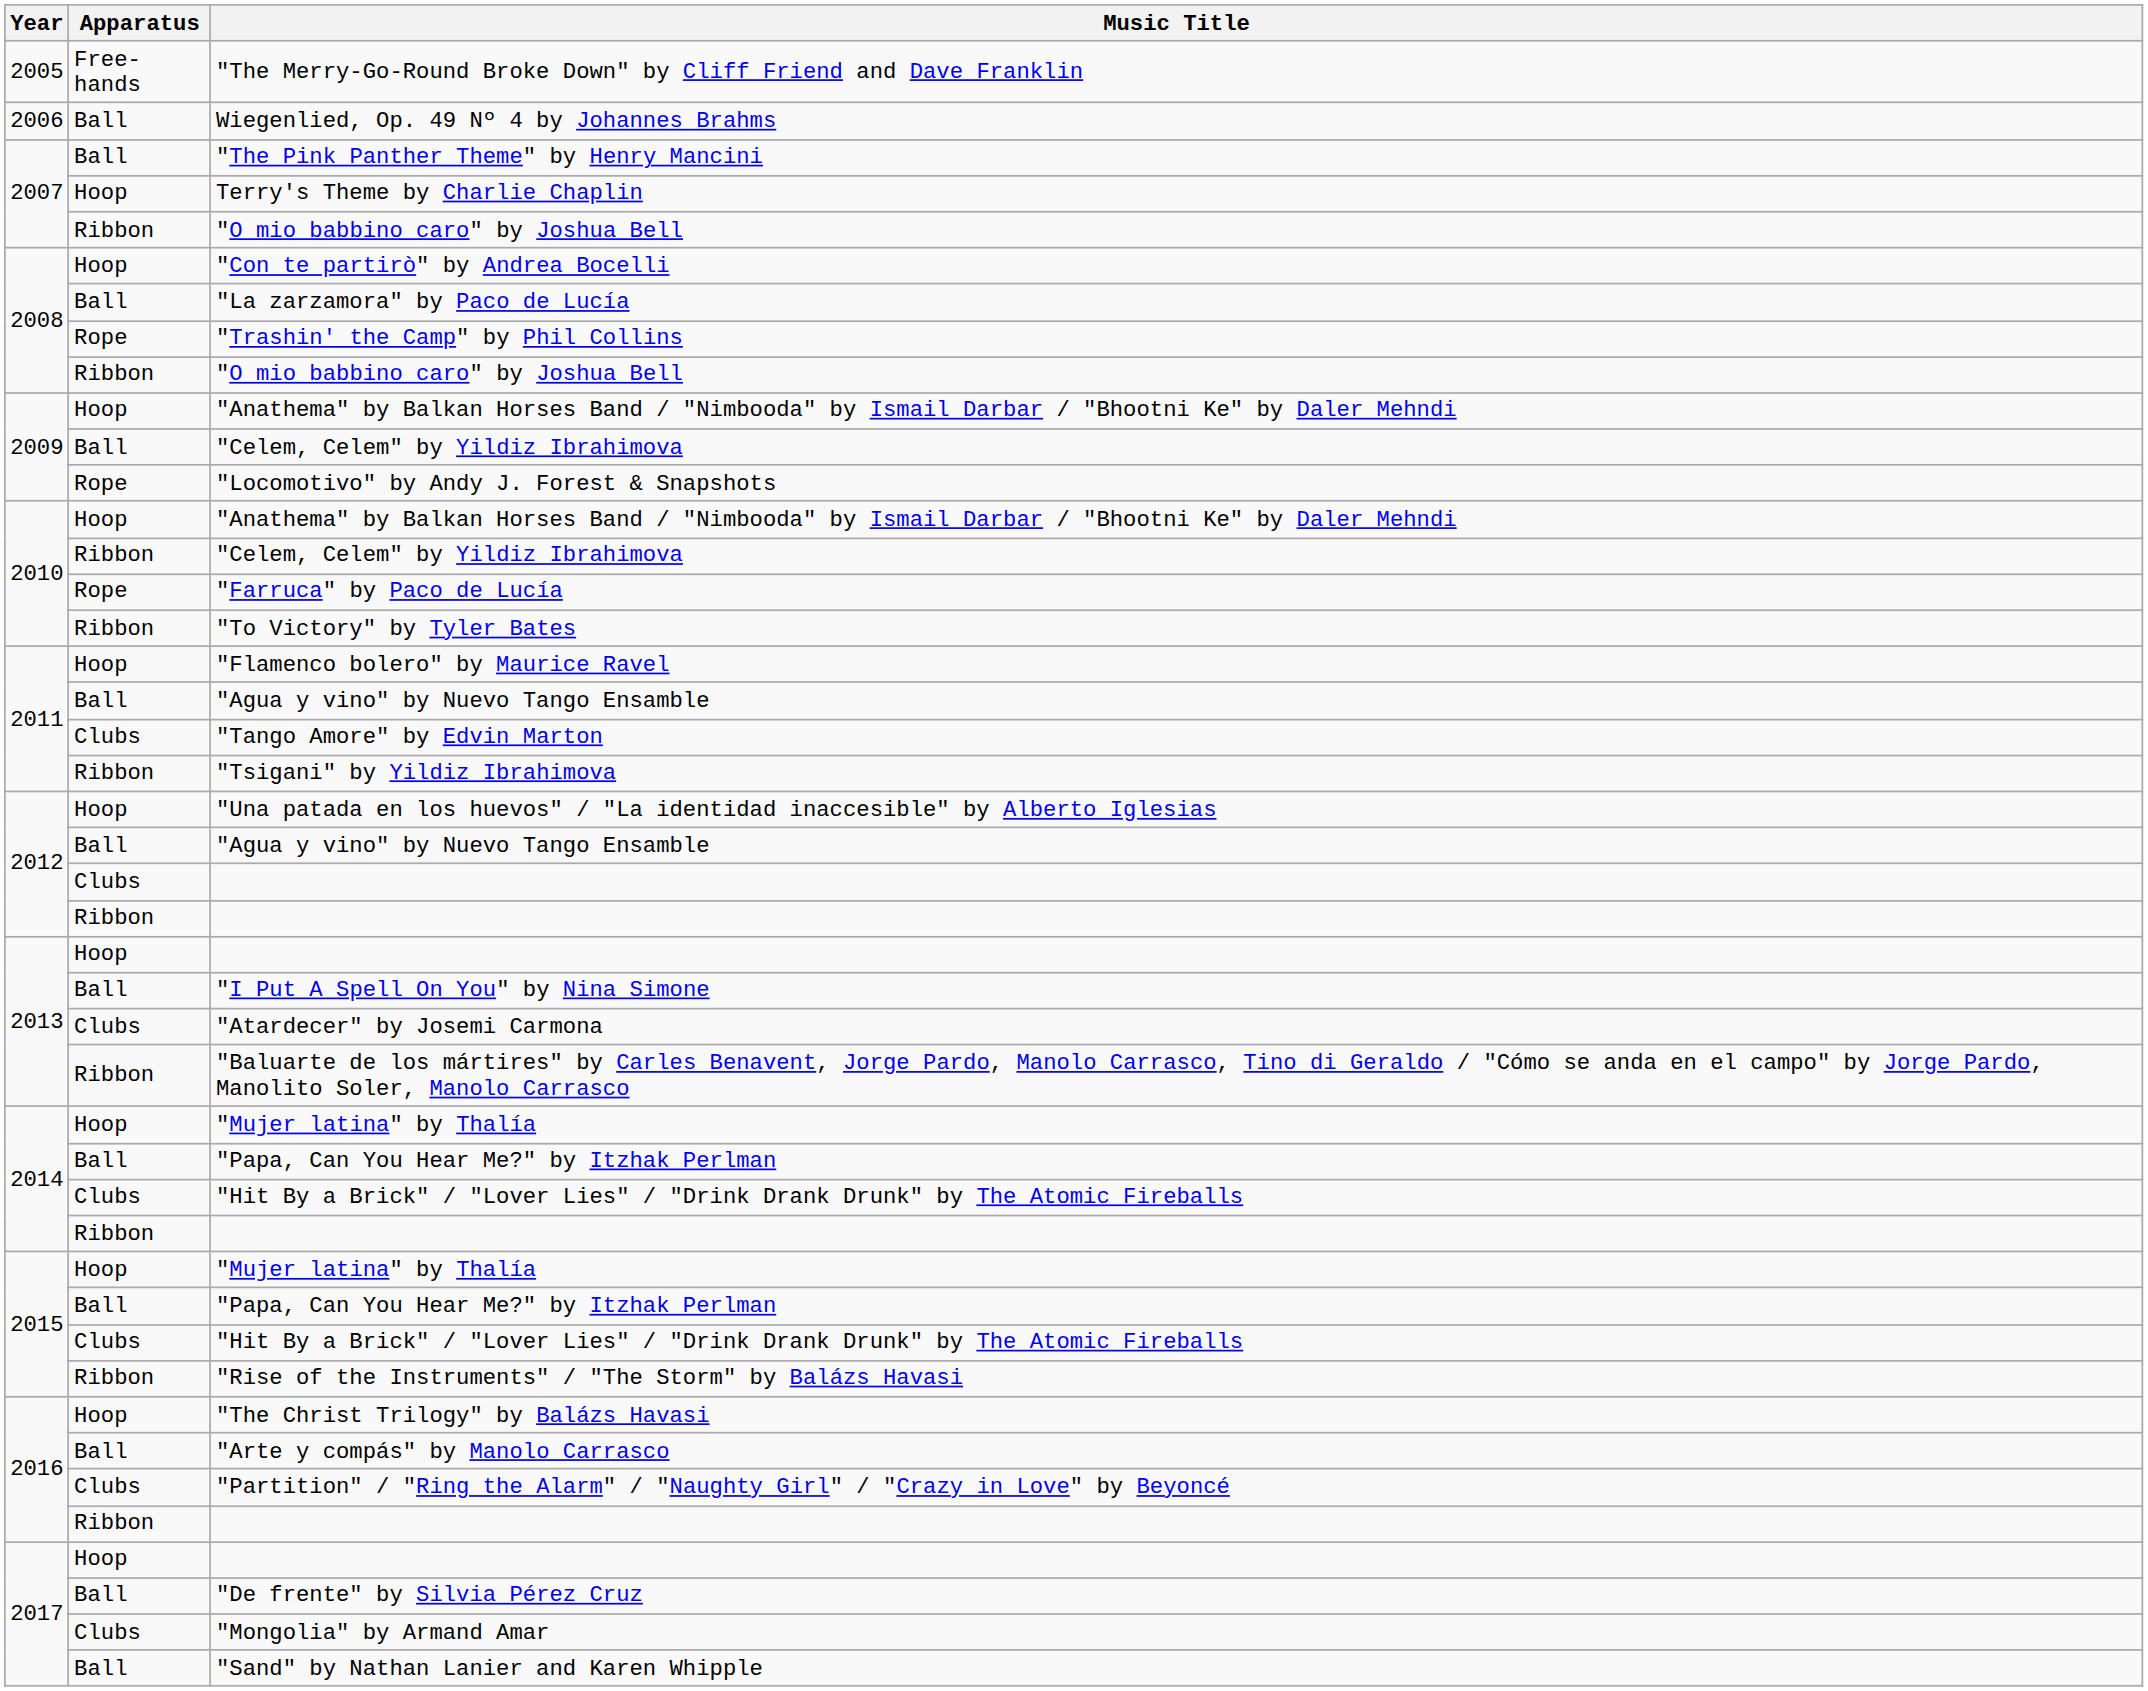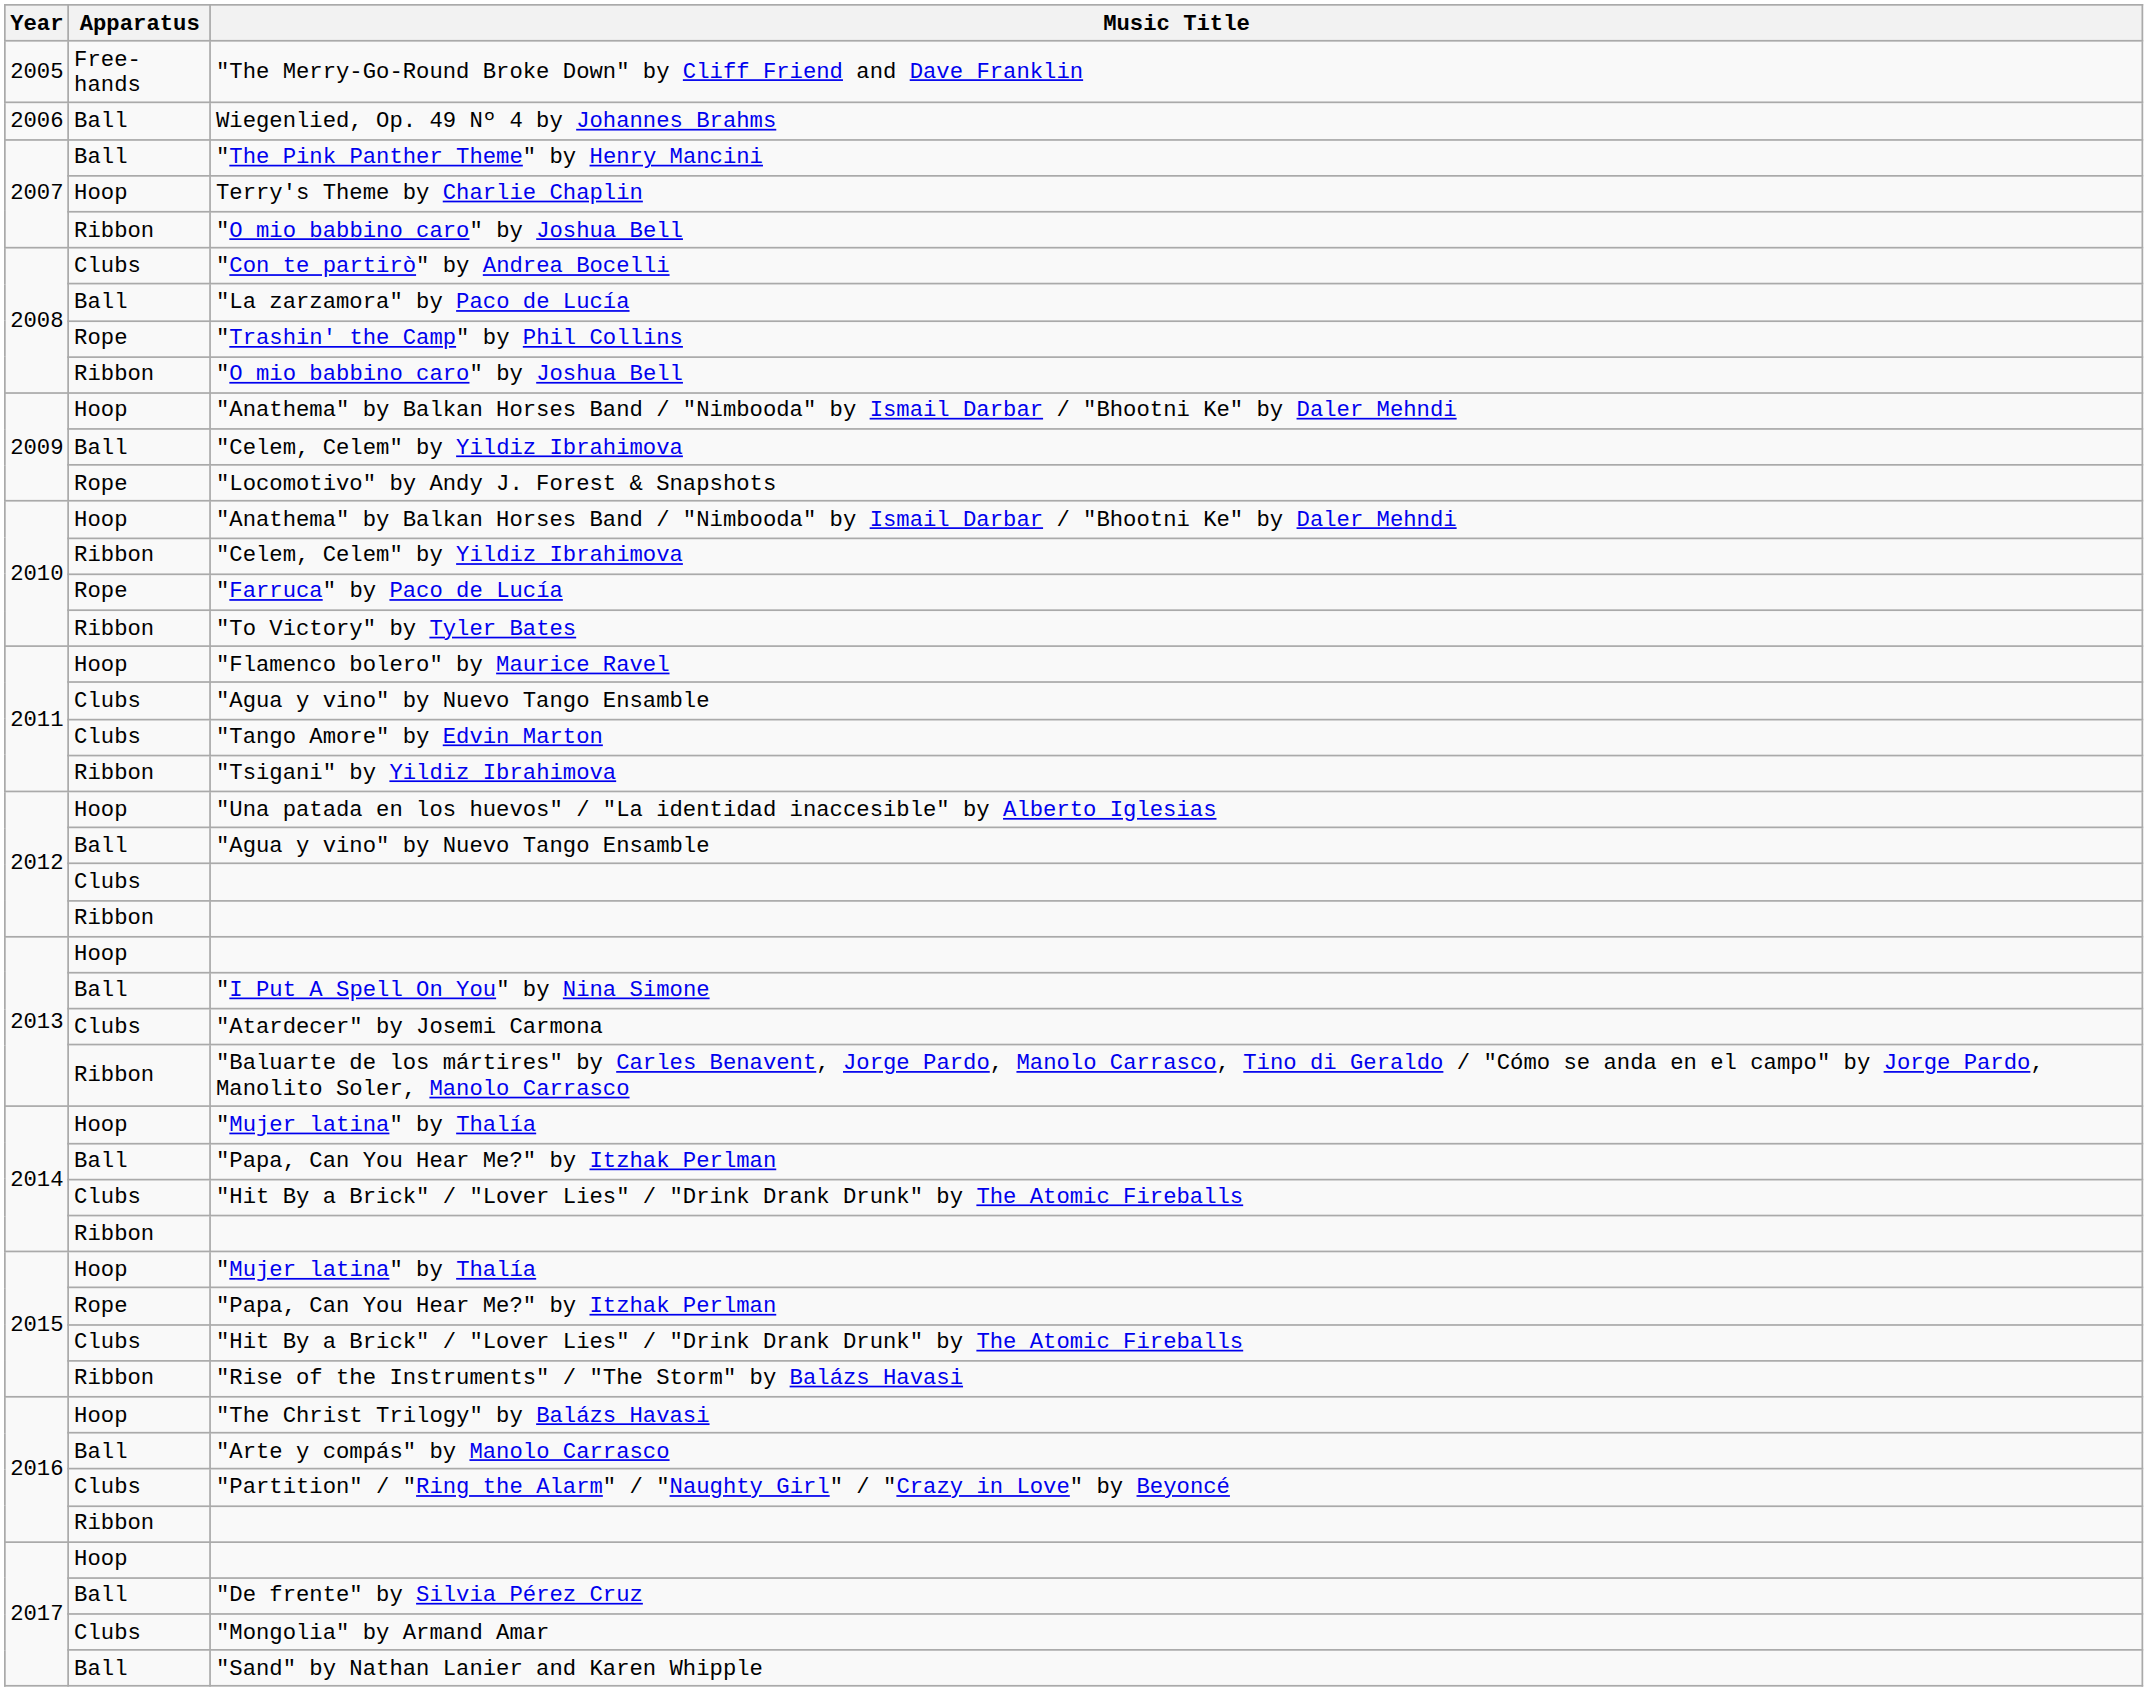(101, 266) Hoop -> (107, 266) Clubs
(101, 701) Ball -> (107, 701) Clubs
(101, 1306) Ball -> (101, 1306) Rope
